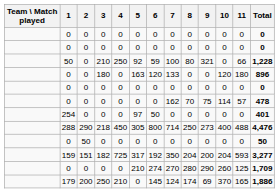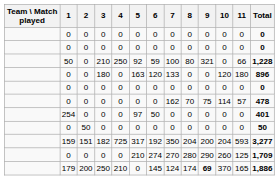- row: (69, 128)
(207, 181) normal -> (207, 168) bold
